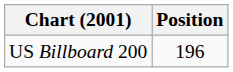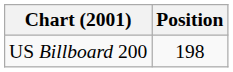(190, 50) 196 -> (190, 50) 198
